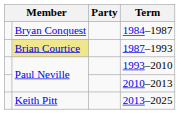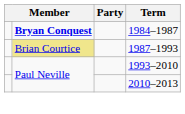(50, 30) normal -> (53, 30) bold
- row: (148, 100)
